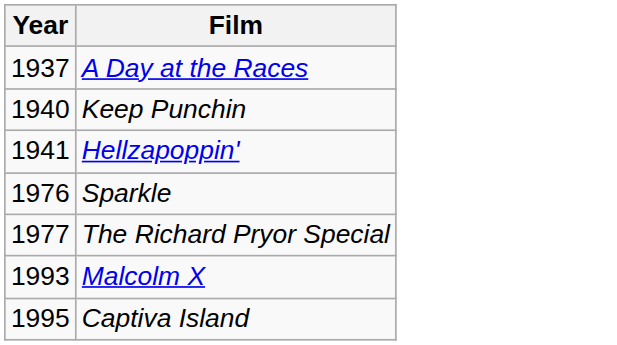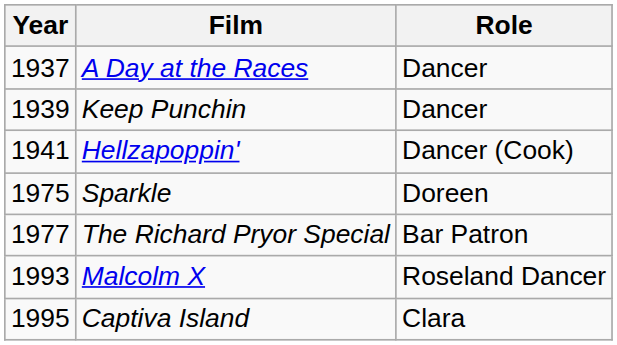+ column: (504, 25)
(40, 109) 1940 -> (40, 109) 1939
(40, 192) 1976 -> (40, 192) 1975
